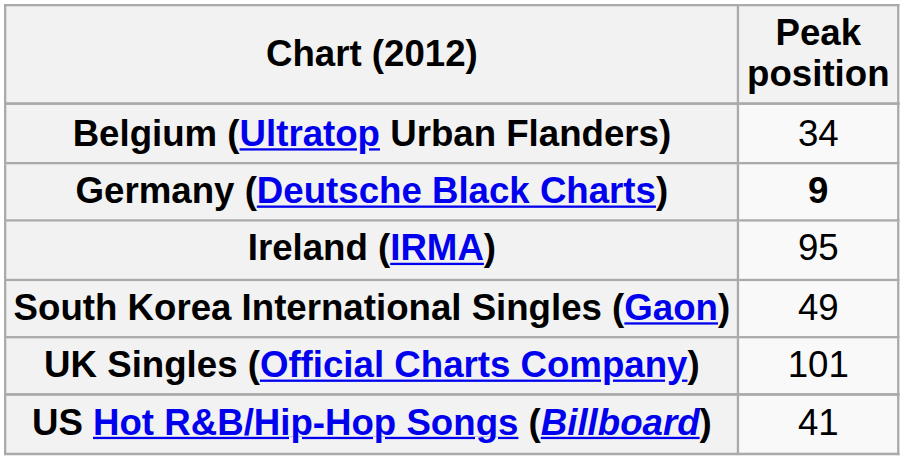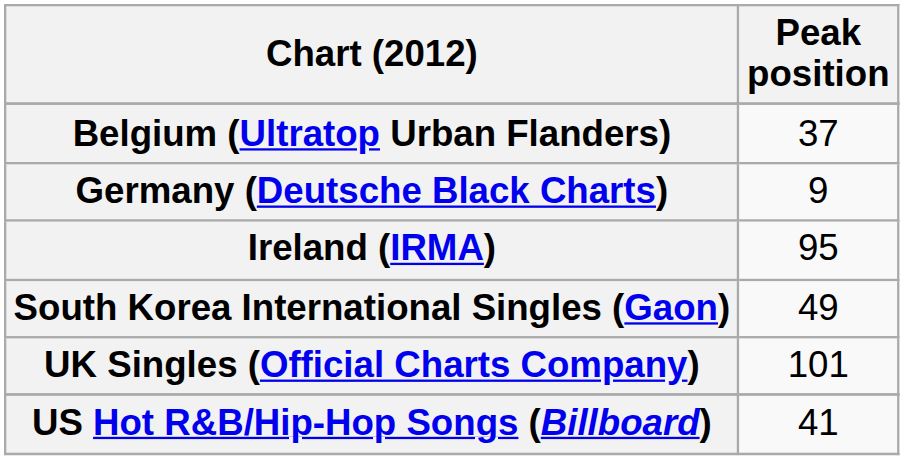(818, 132) 34 -> (818, 132) 37
(818, 190) bold -> (818, 190) normal
